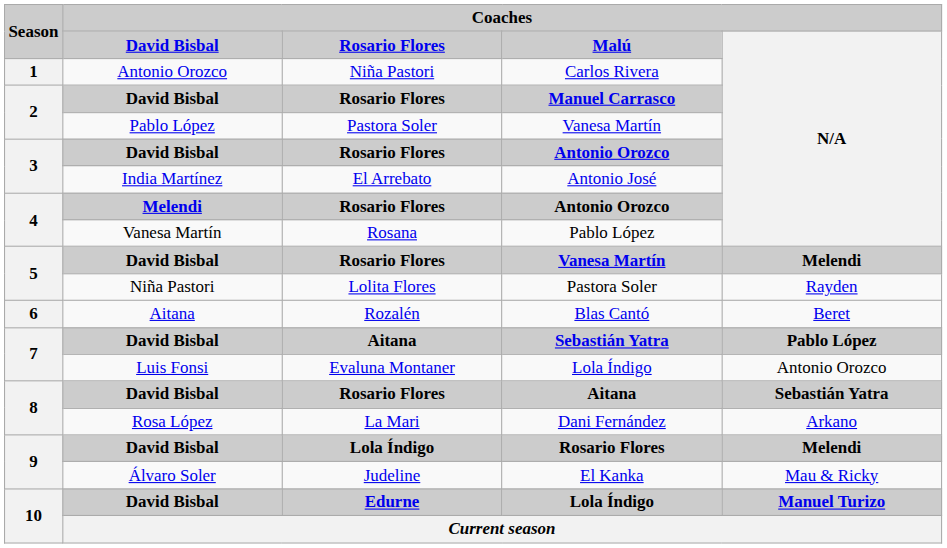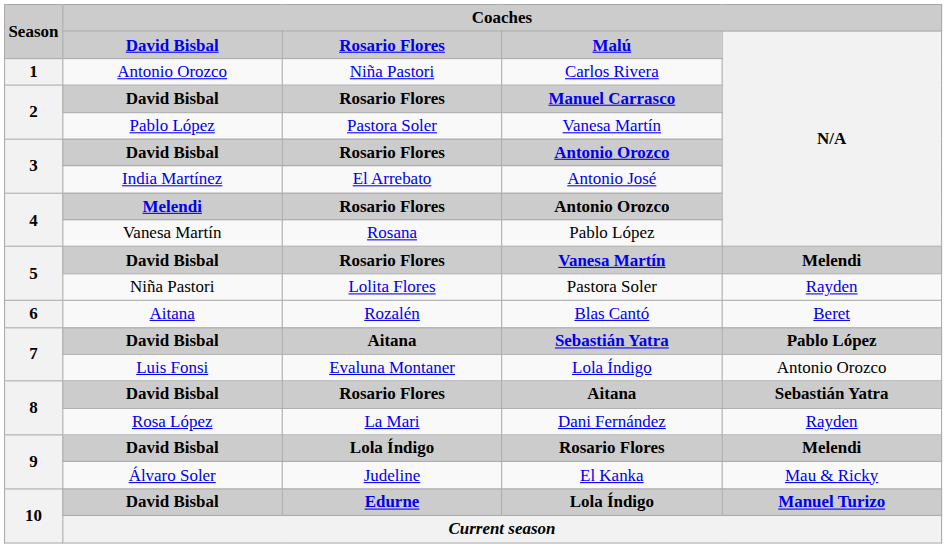(832, 421) Arkano -> (832, 421) Rayden
